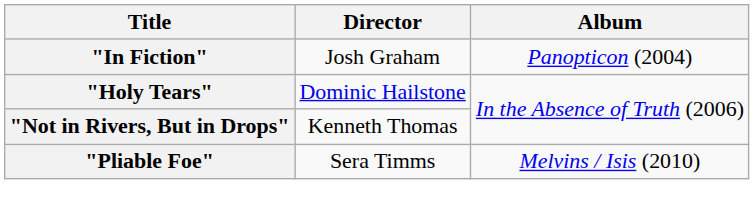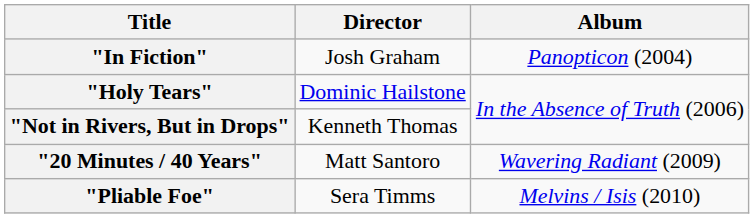+ row: (150, 160)
